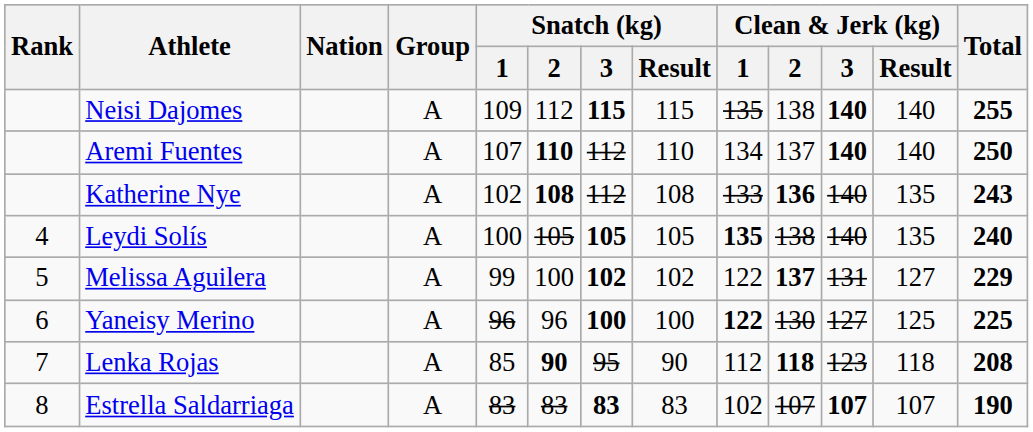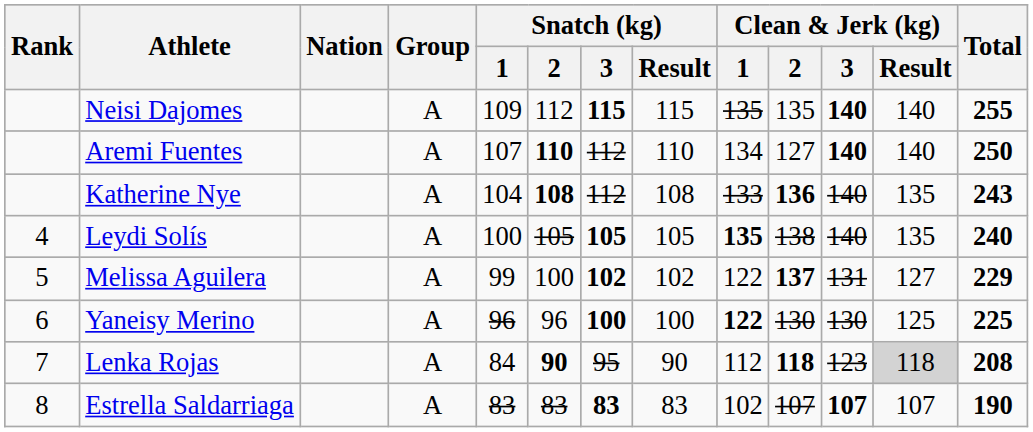(795, 109) 138 -> (795, 109) 135
(795, 151) 137 -> (795, 151) 127
(502, 194) 102 -> (502, 194) 104
(847, 320) 127 -> (847, 320) 130
(502, 362) 85 -> (502, 362) 84
(915, 362) no background -> (915, 362) lightgrey background
